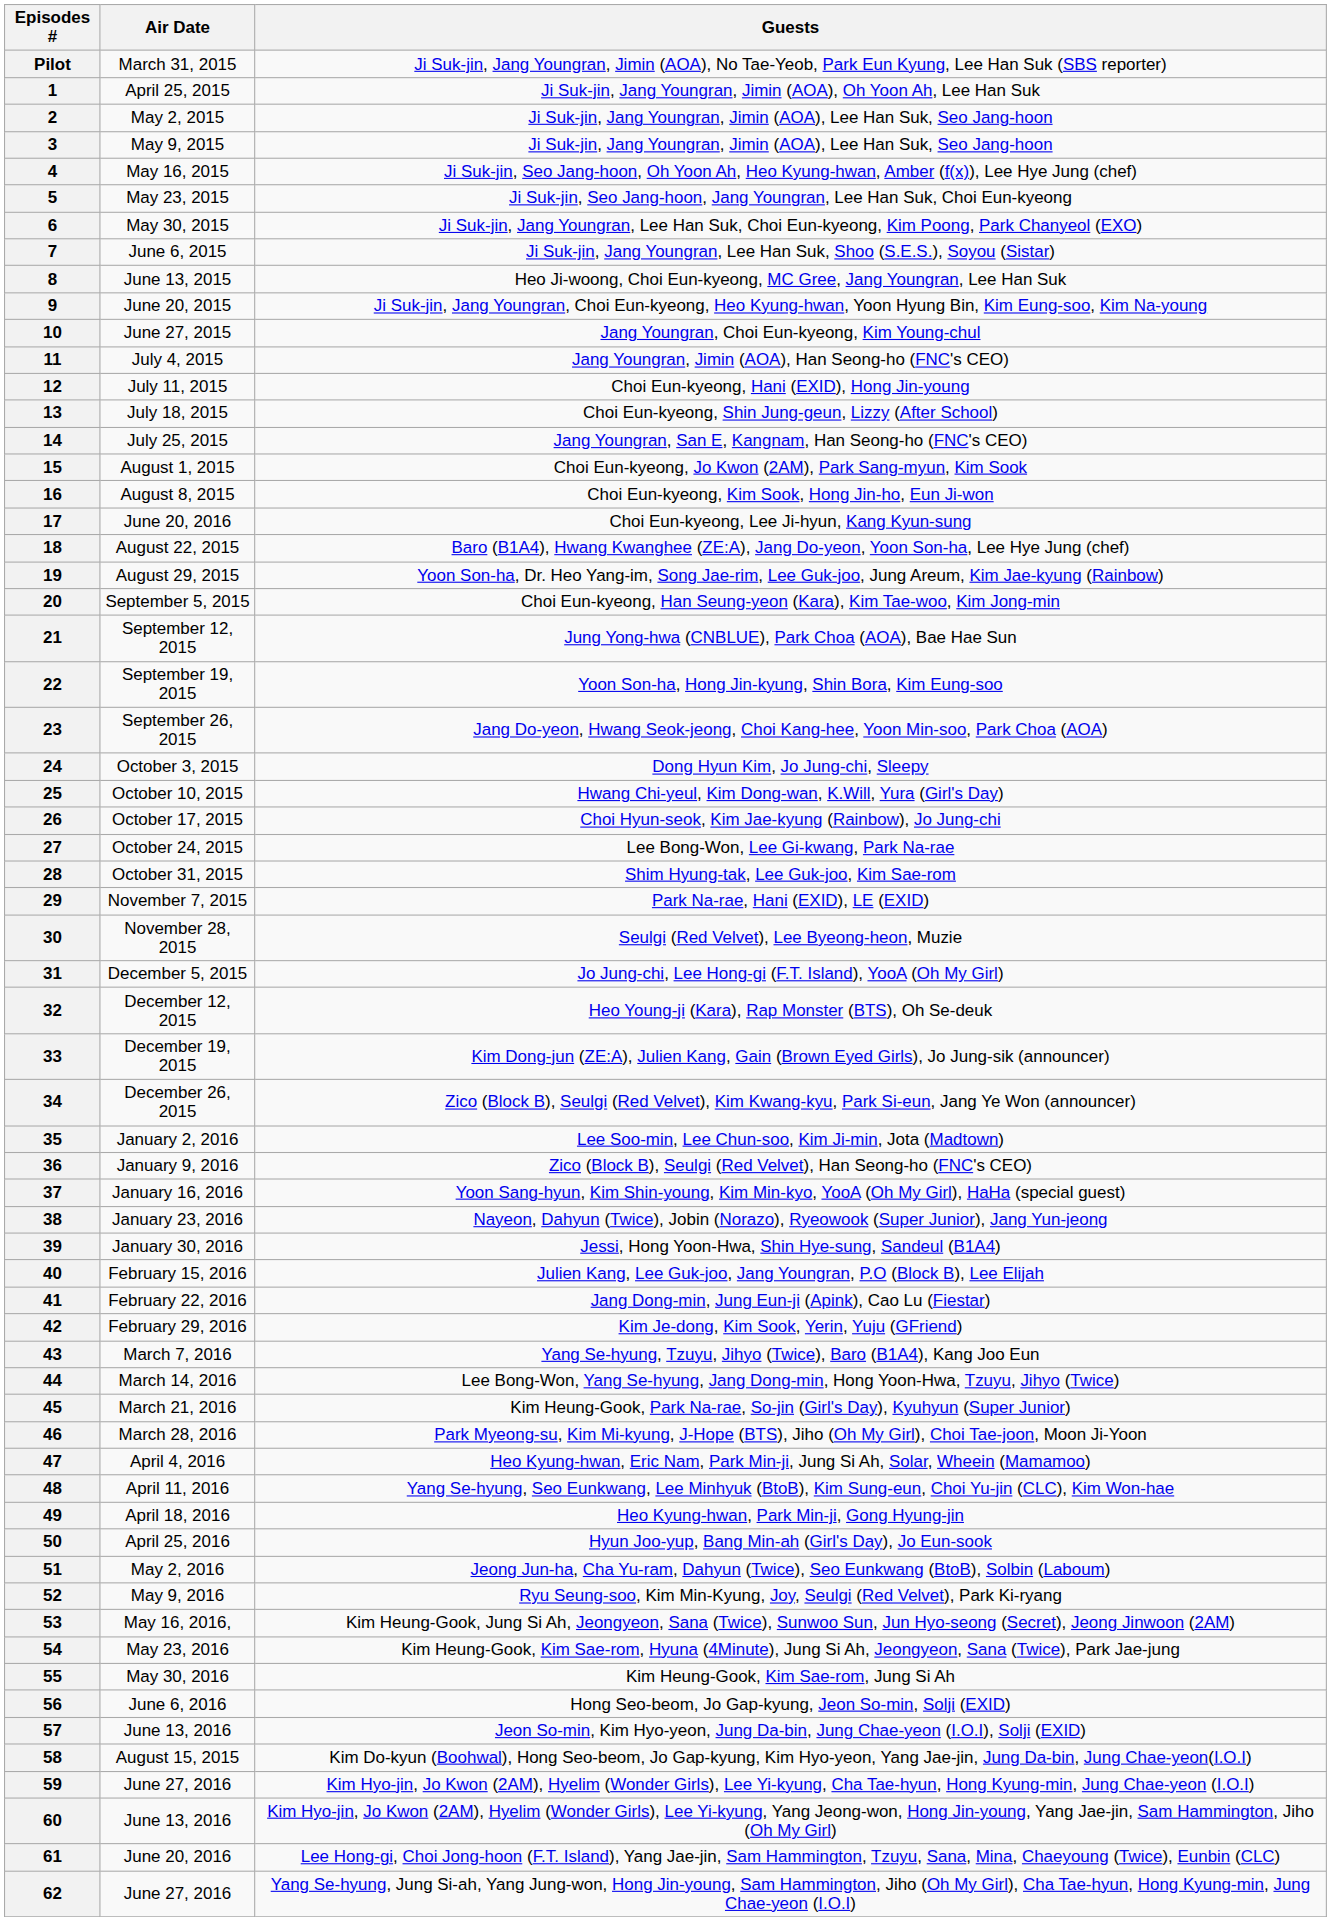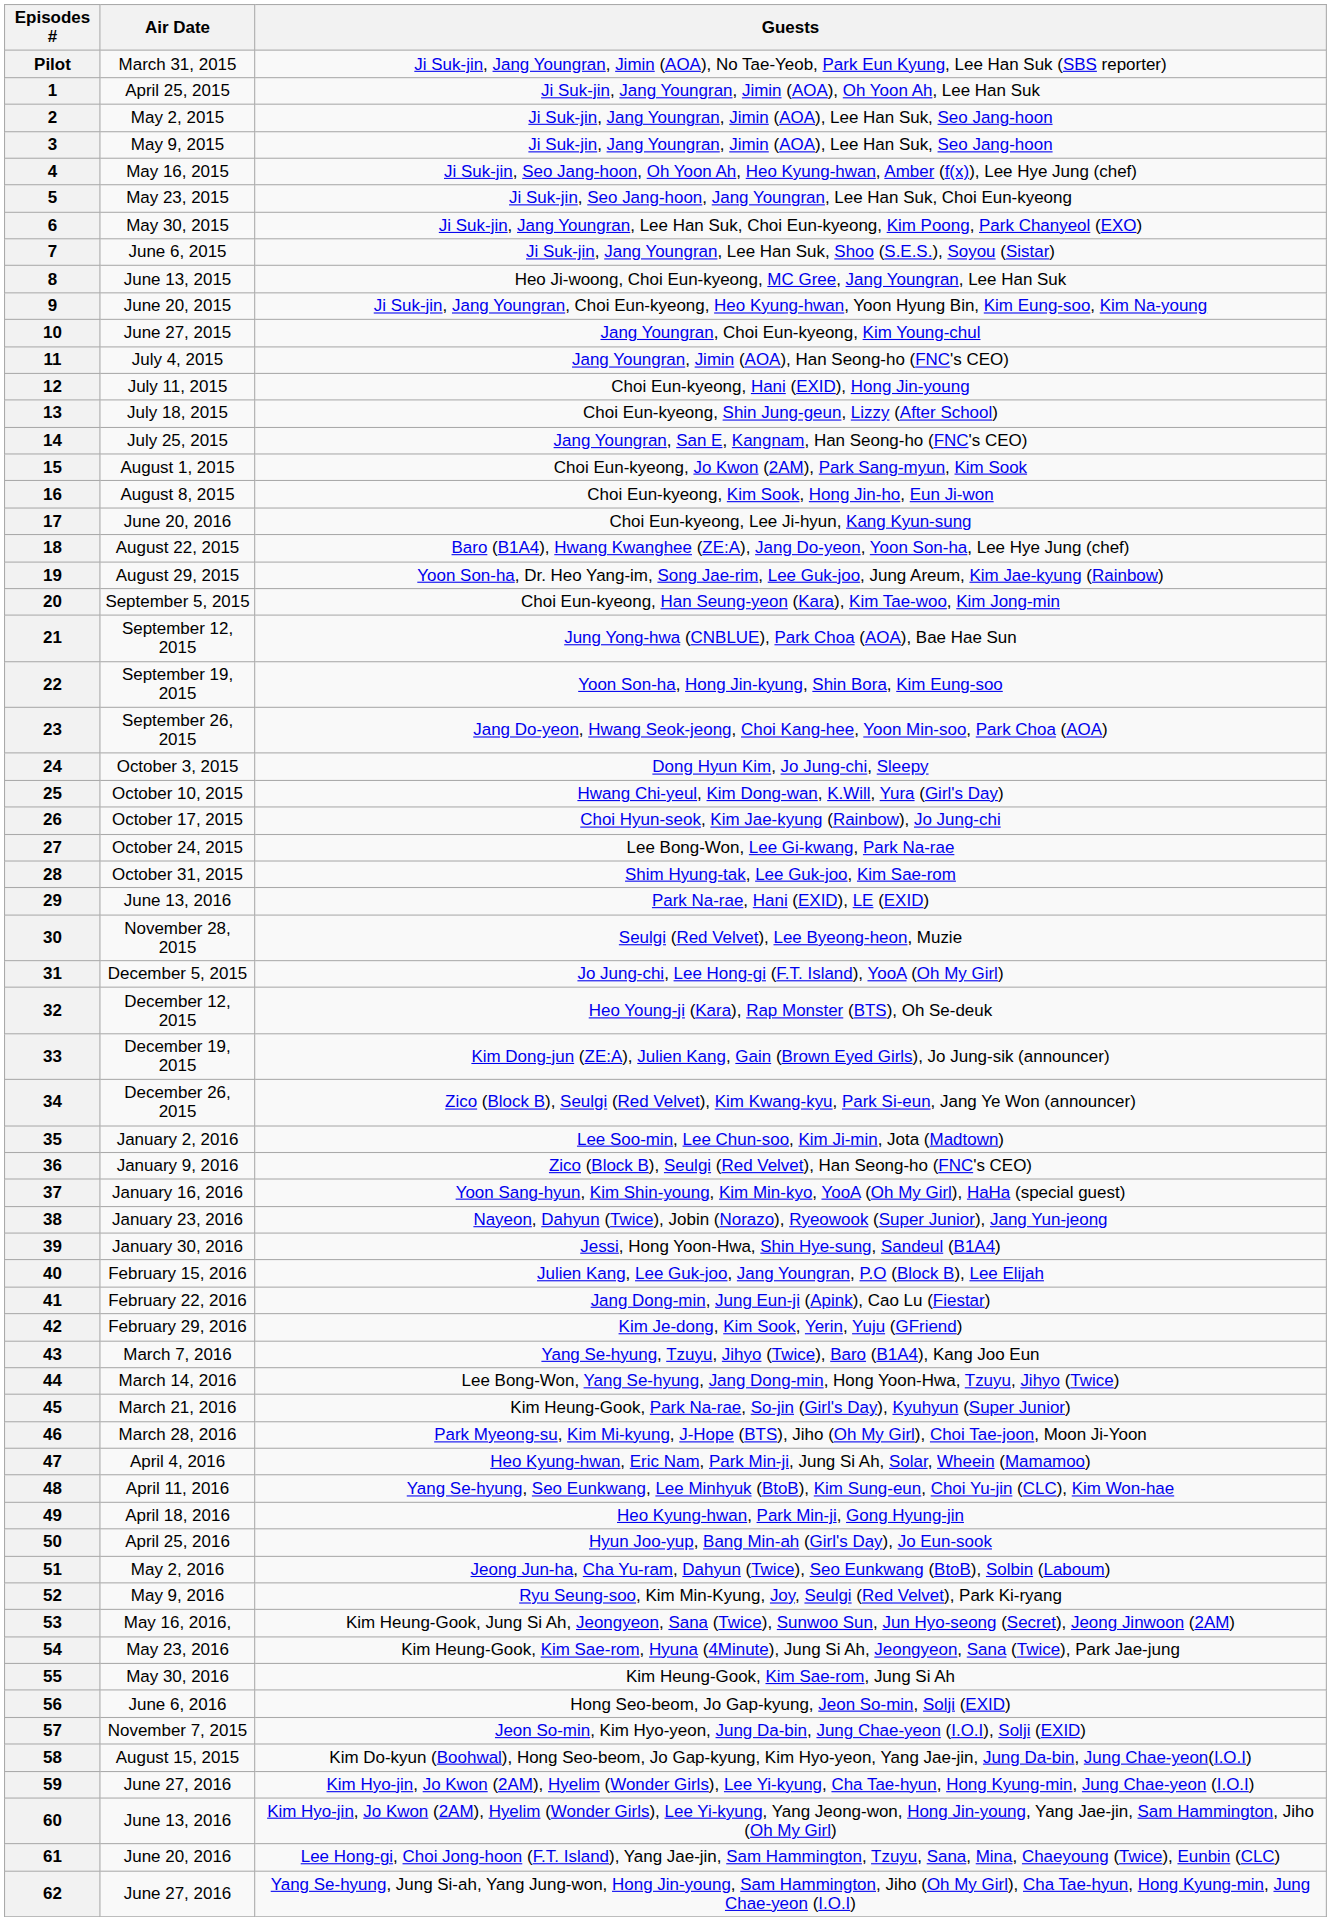(178, 901) November 7, 2015 -> (178, 901) June 13, 2016
(178, 1730) June 13, 2016 -> (178, 1730) November 7, 2015
